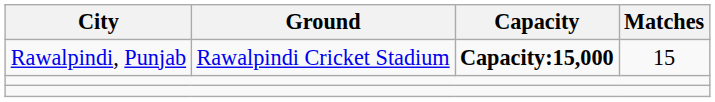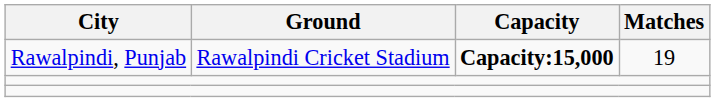(664, 57) 15 -> (664, 57) 19
